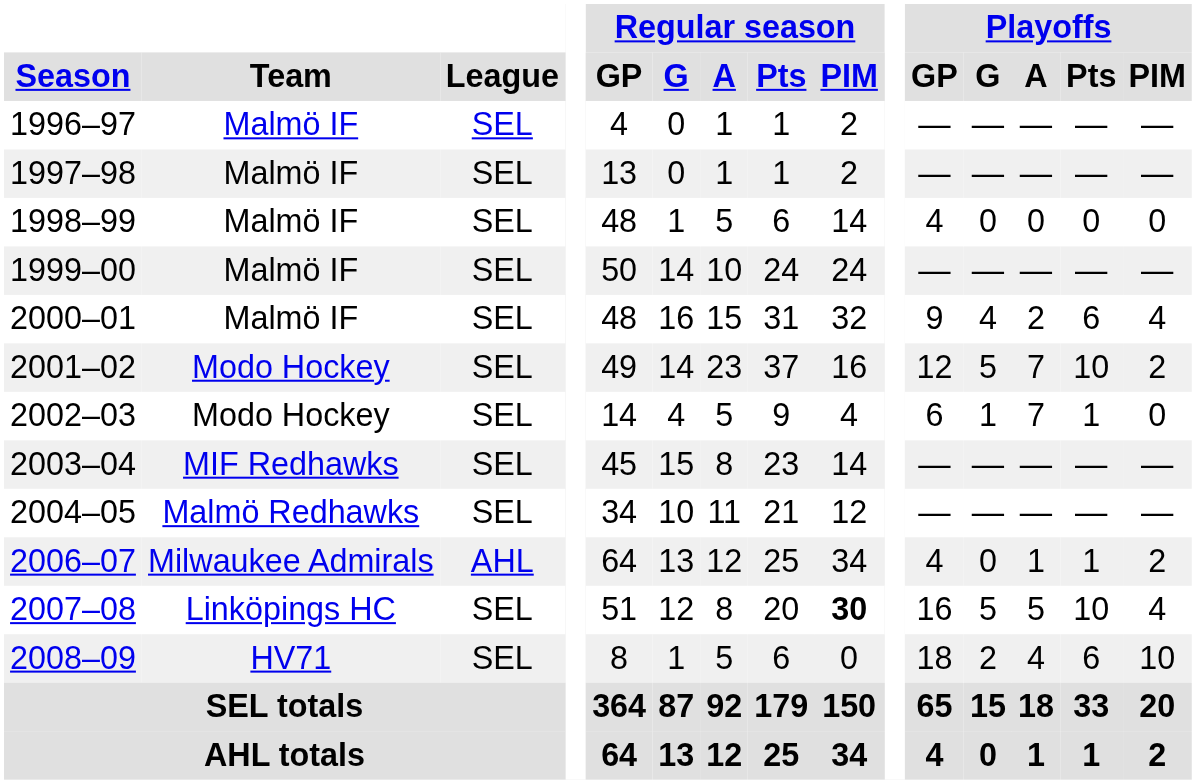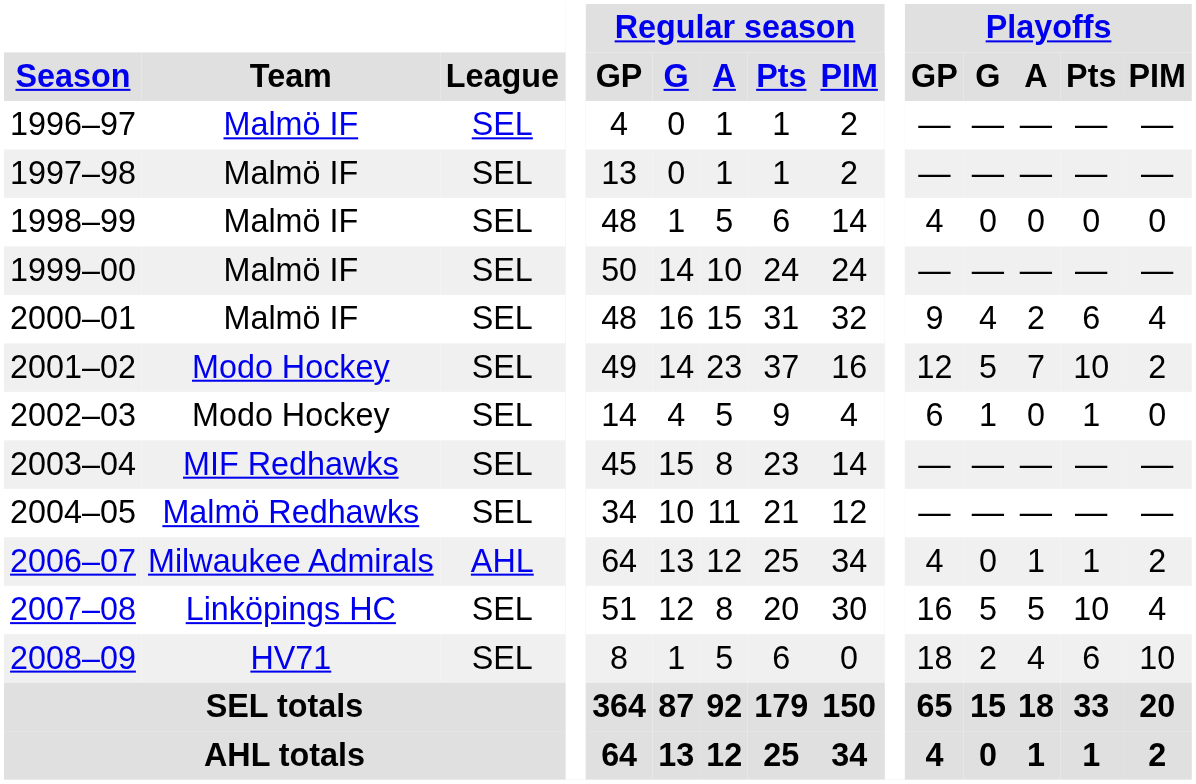(1036, 415) 7 -> (1036, 415) 0
(849, 609) bold -> (849, 609) normal
